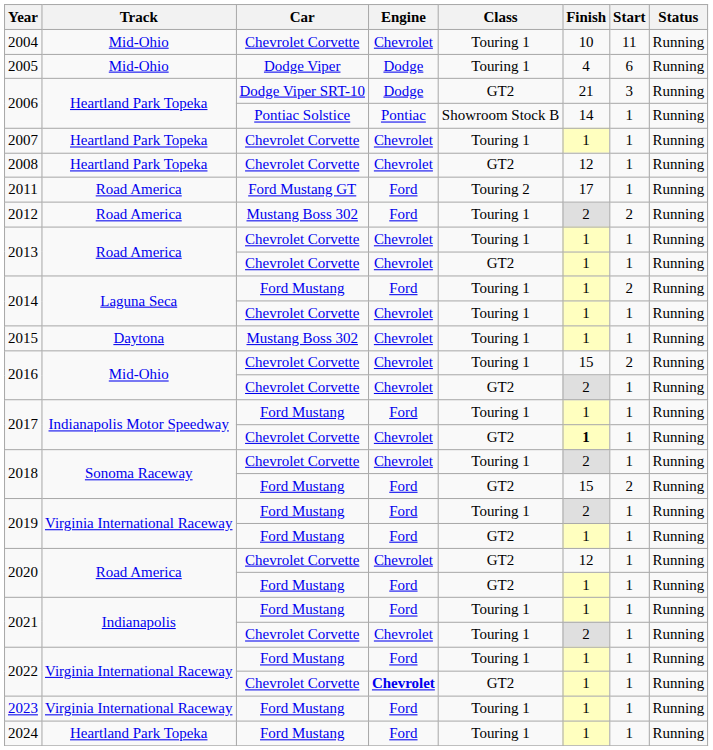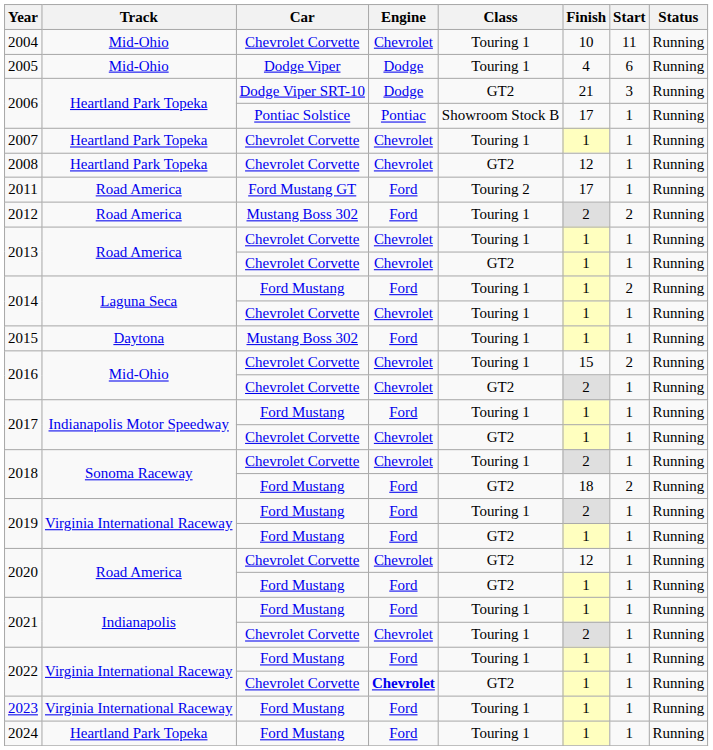(586, 116) 14 -> (586, 116) 17
(403, 338) Chevrolet -> (403, 338) Ford
(586, 437) bold -> (586, 437) normal
(586, 486) 15 -> (586, 486) 18
